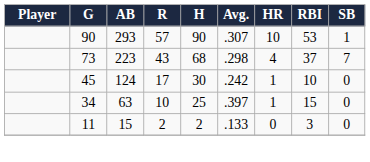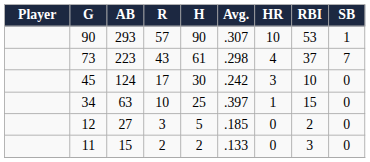(199, 59) 68 -> (199, 59) 61
(273, 80) 1 -> (273, 80) 3
+ row: (88, 124)
